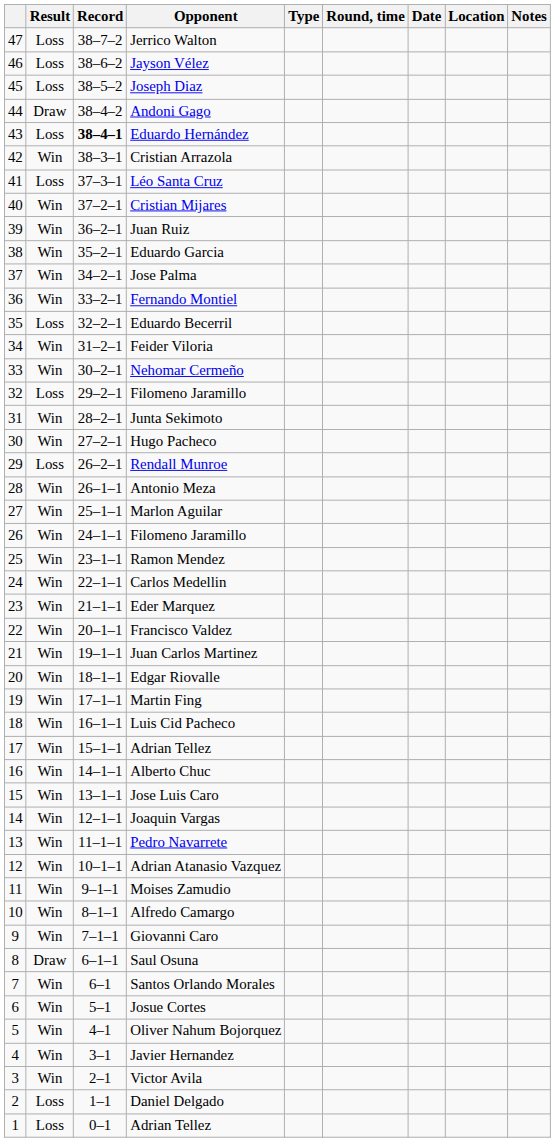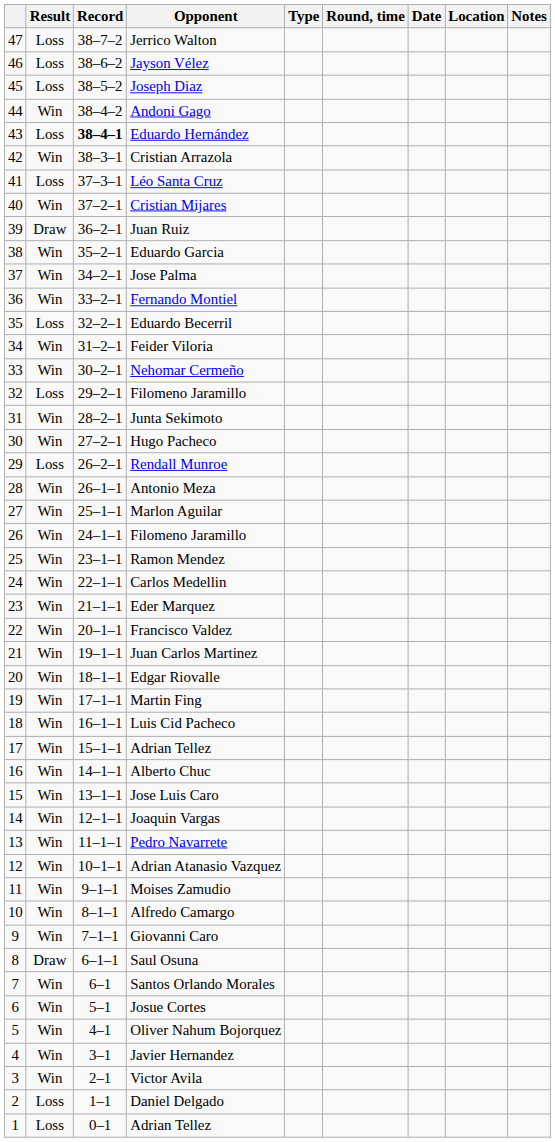(50, 110) Draw -> (50, 110) Win
(50, 228) Win -> (50, 228) Draw
